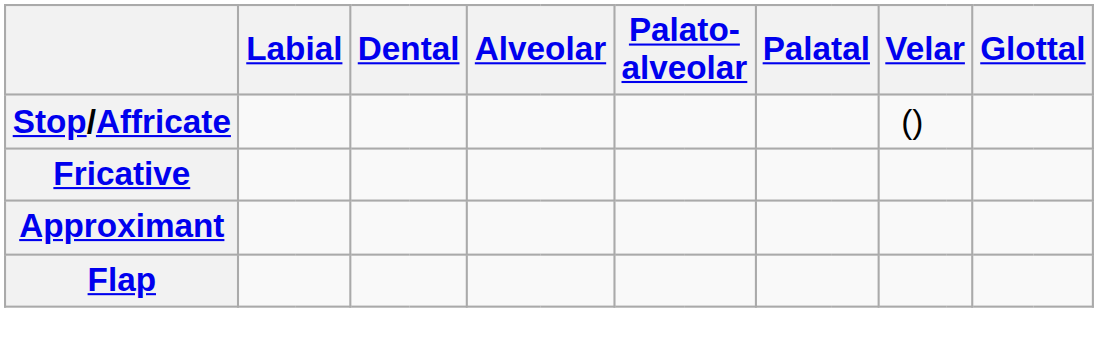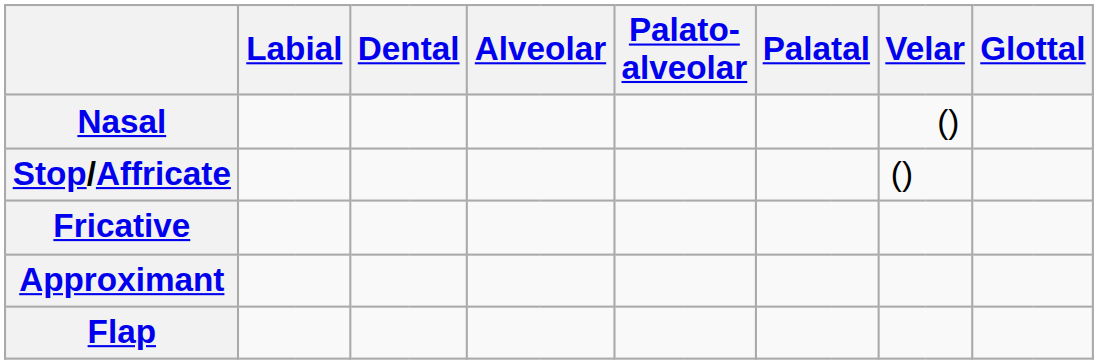+ row: (122, 121)
